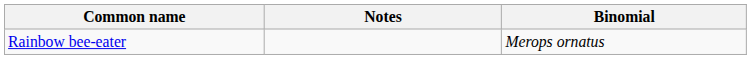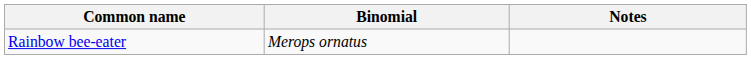columns swapped: (624, 16) <-> (383, 16)
